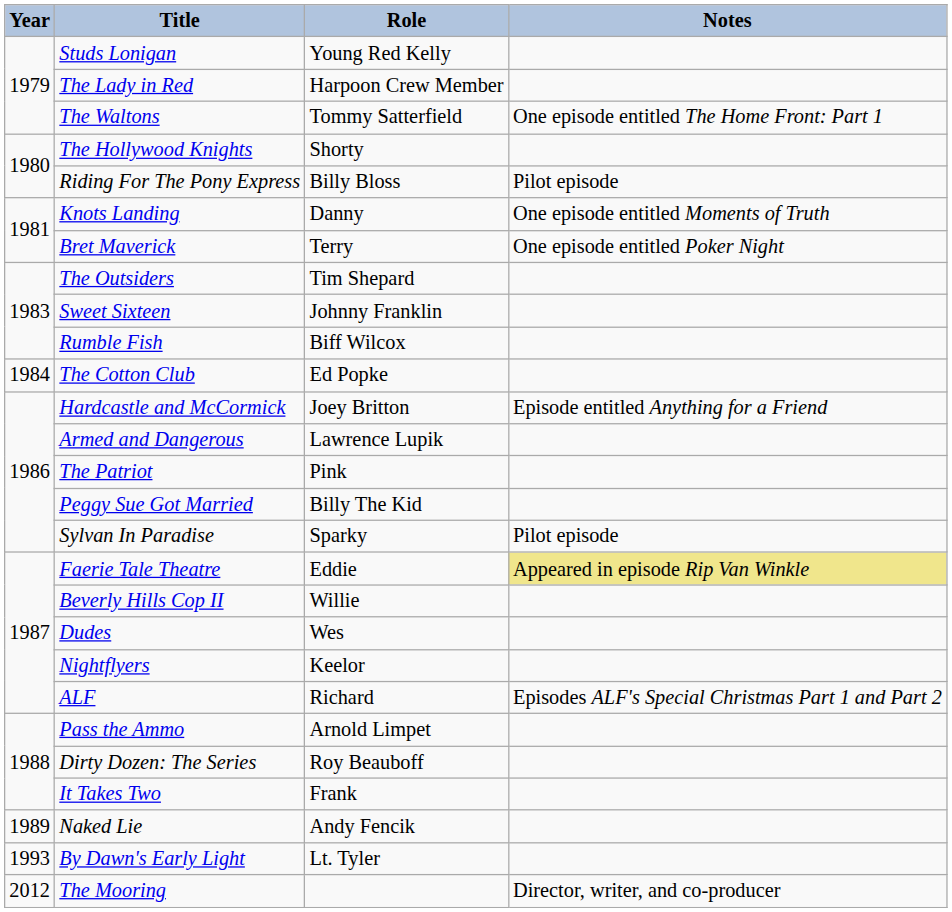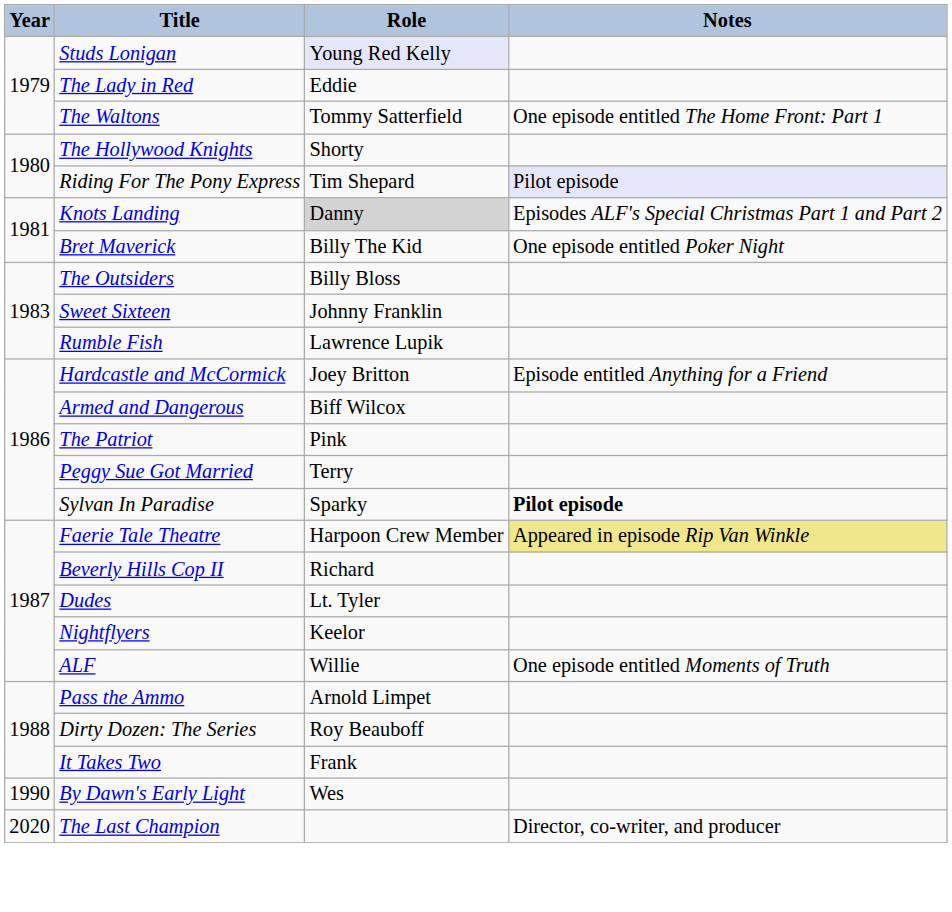(380, 52) no background -> (380, 52) lavender background
(407, 85) Harpoon Crew Member -> (333, 85) Eddie
(355, 181) Billy Bloss -> (362, 181) Tim Shepard
(566, 181) no background -> (566, 181) lavender background
(337, 213) no background -> (337, 213) lightgrey background
(671, 213) One episode entitled Moments of Truth -> (727, 213) Episodes ALF's Special Christmas Part 1 and Part 2
(331, 246) Terry -> (366, 246) Billy The Kid
(362, 278) Tim Shepard -> (355, 278) Billy Bloss
(358, 342) Biff Wilcox -> (376, 342) Lawrence Lupik
- row: (127, 375)
(376, 439) Lawrence Lupik -> (358, 407) Biff Wilcox
(366, 504) Billy The Kid -> (331, 471) Terry
(566, 536) normal -> (568, 504) bold
(333, 568) Eddie -> (407, 536) Harpoon Crew Member
(334, 600) Willie -> (342, 568) Richard
(327, 632) Wes -> (345, 600) Lt. Tyler
(342, 697) Richard -> (334, 665) Willie
(727, 697) Episodes ALF's Special Christmas Part 1 and Part 2 -> (671, 665) One episode entitled Moments of Truth
- row: (101, 826)
(30, 858) 1993 -> (30, 794) 1990
(345, 858) Lt. Tyler -> (327, 794) Wes
- row: (113, 890)
+ row: (139, 826)
